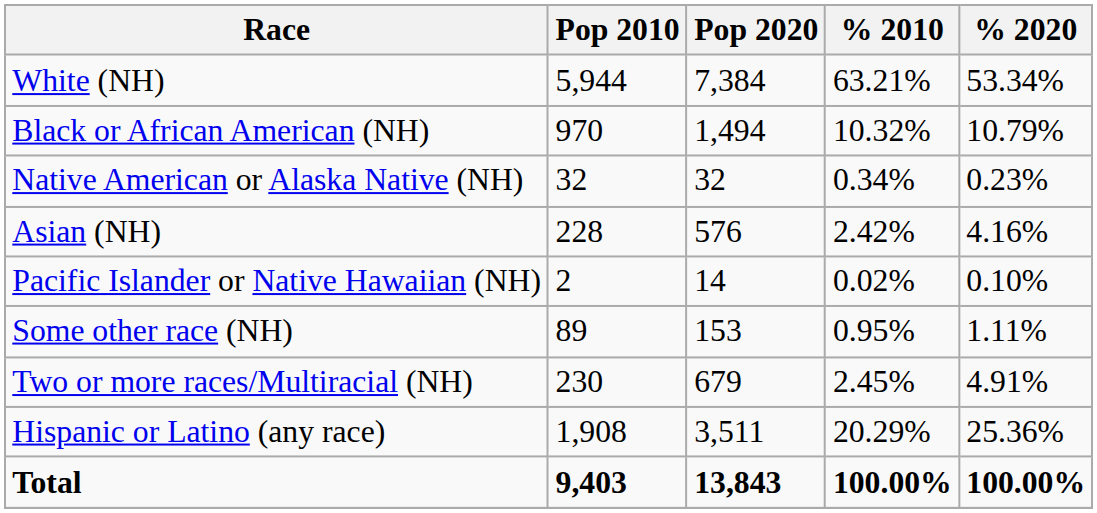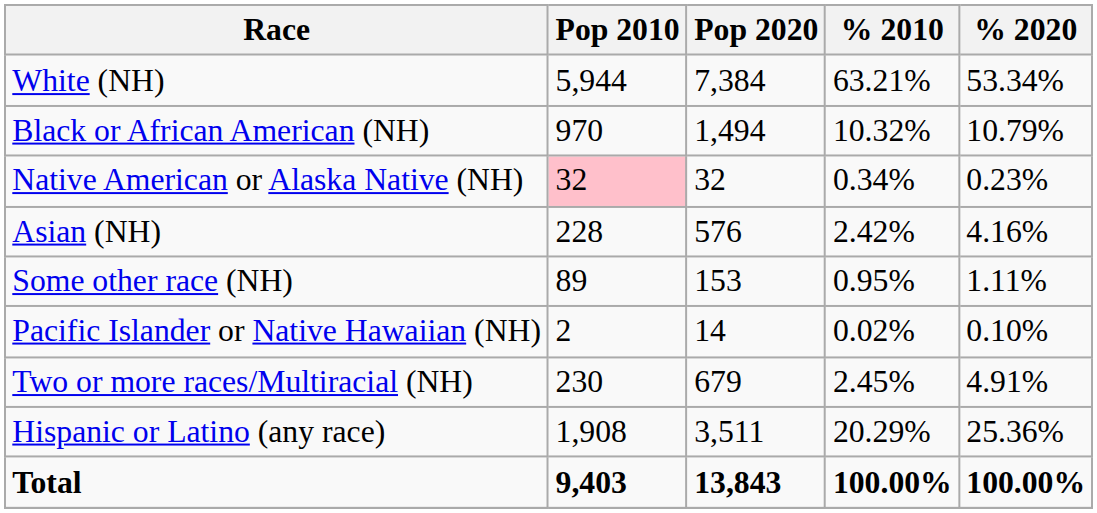(571, 180) no background -> (571, 180) pink background
rows swapped: (277, 280) <-> (153, 331)
